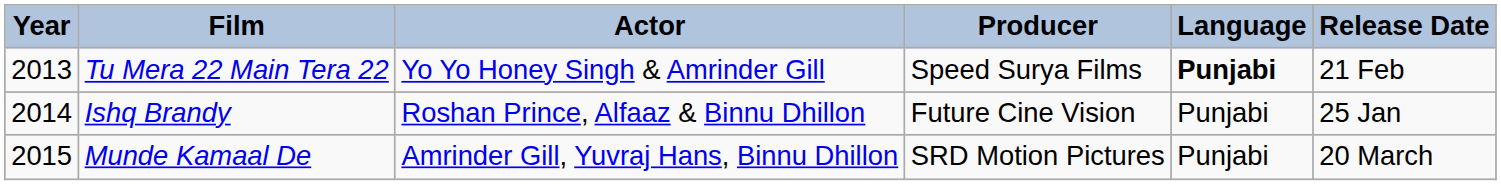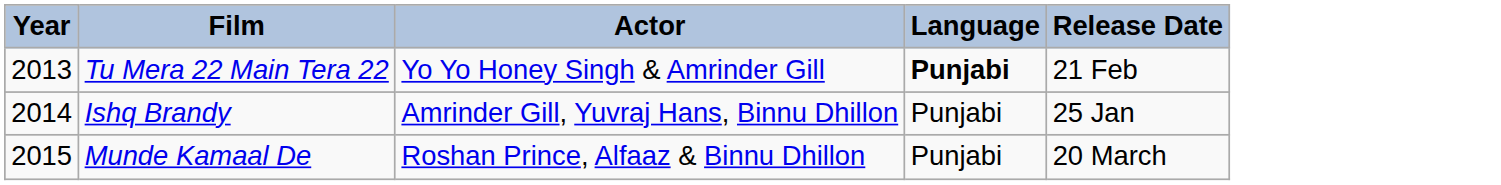- column: (1038, 26)
(633, 112) Roshan Prince, Alfaaz & Binnu Dhillon -> (650, 112) Amrinder Gill, Yuvraj Hans, Binnu Dhillon
(650, 156) Amrinder Gill, Yuvraj Hans, Binnu Dhillon -> (633, 156) Roshan Prince, Alfaaz & Binnu Dhillon
